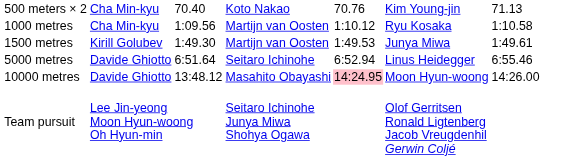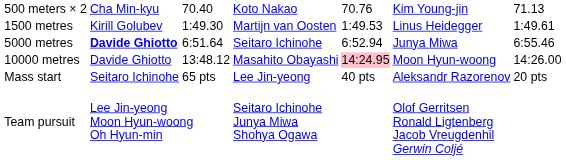- row: (39, 26)
(418, 43) Junya Miwa -> (438, 26) Linus Heidegger
(131, 60) normal -> (134, 43) bold
(430, 60) Linus Heidegger -> (425, 43) Junya Miwa
+ row: (33, 77)
